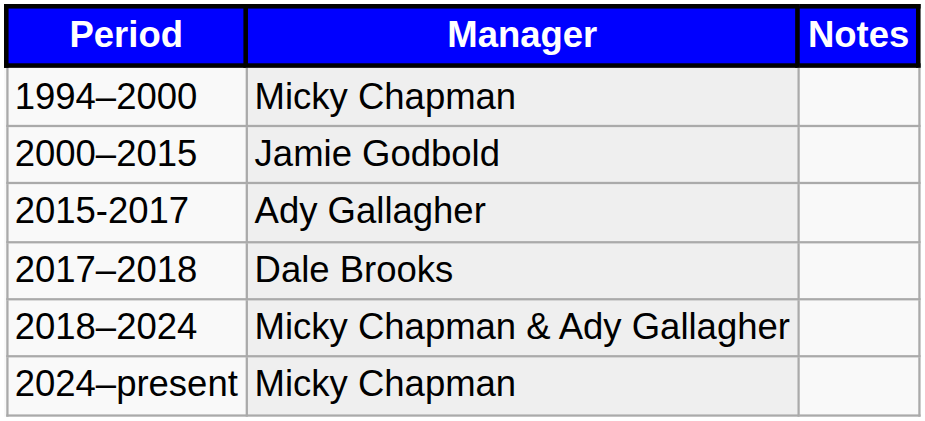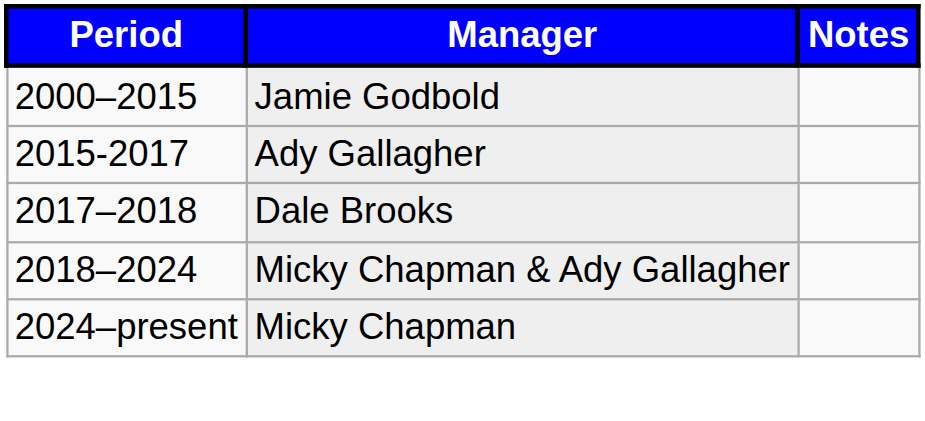- row: (106, 95)
